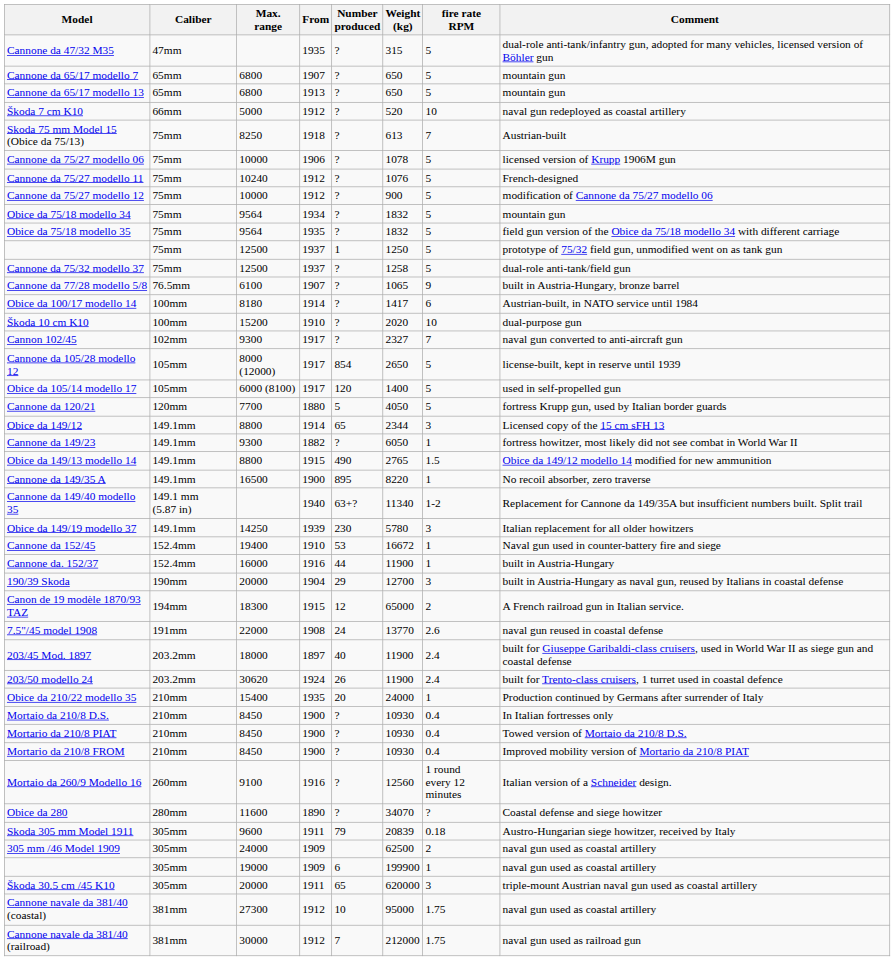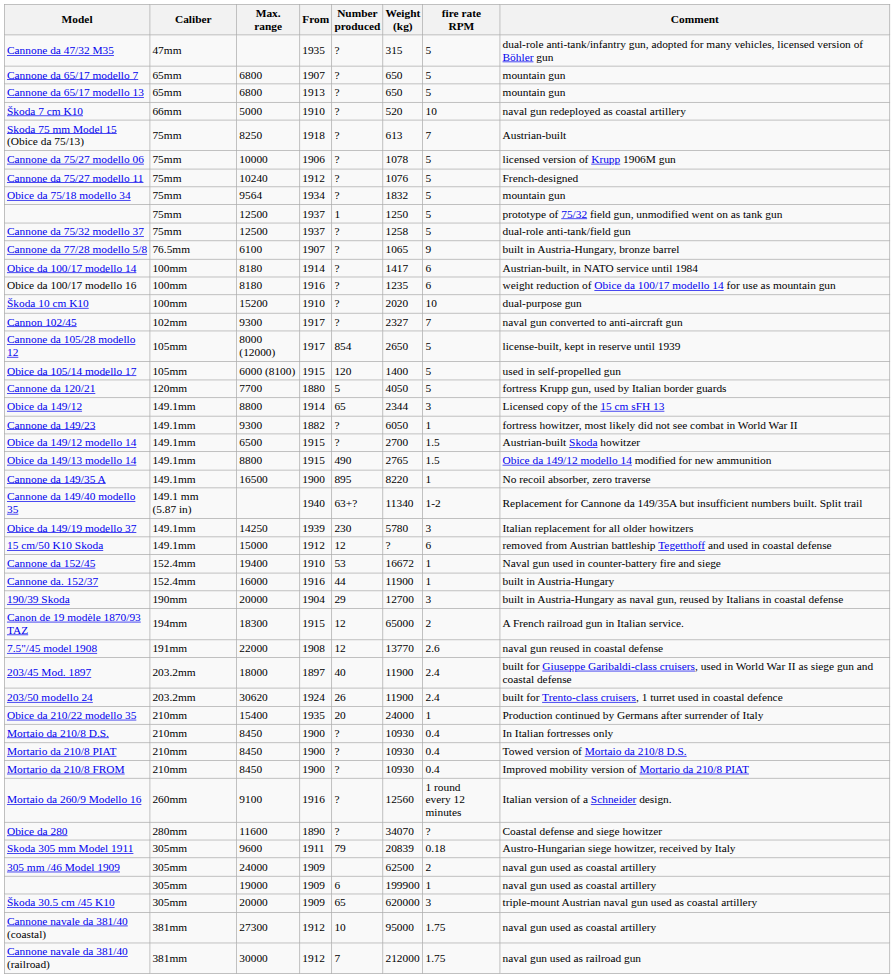(314, 111) 1912 -> (314, 111) 1910
- row: (75, 195)
- row: (69, 232)
+ row: (72, 286)
(314, 388) 1917 -> (314, 370) 1915
+ row: (72, 442)
+ row: (55, 545)
(340, 630) 24 -> (340, 648) 12
(313, 885) 1911 -> (314, 903) 1909
